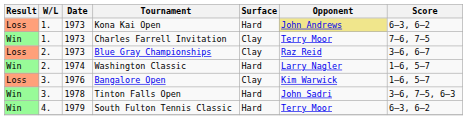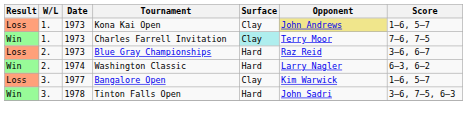(252, 25) Hard -> (252, 25) Clay
(409, 25) 6–3, 6–2 -> (409, 25) 1–6, 5–7
(252, 39) no background -> (252, 39) paleturquoise background
(252, 53) Clay -> (252, 53) Hard
(409, 66) 1–6, 5–7 -> (409, 66) 6–3, 6–2
(75, 80) 1976 -> (75, 80) 1977
- row: (163, 108)
